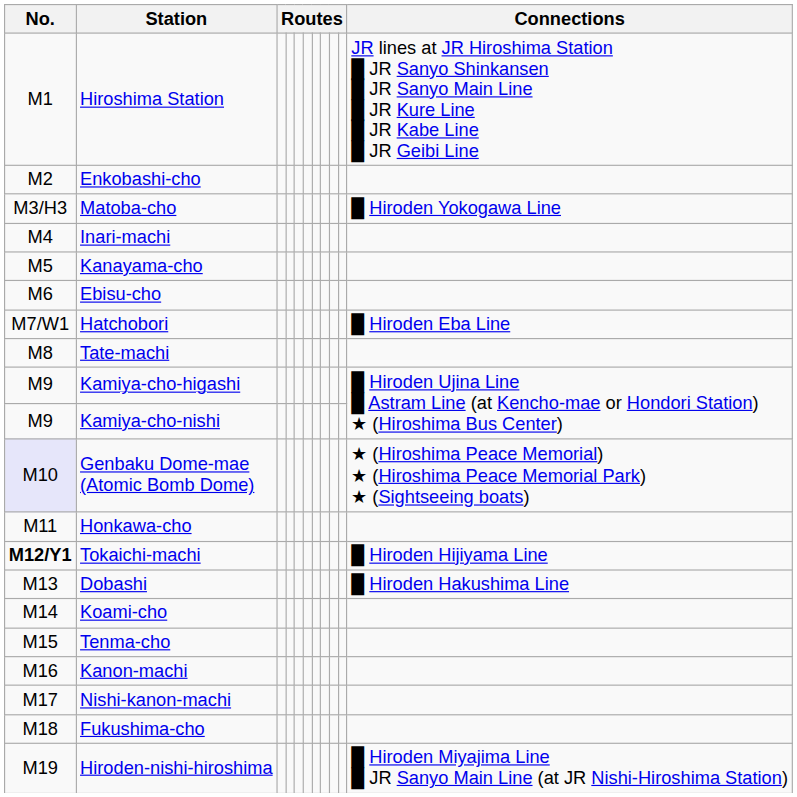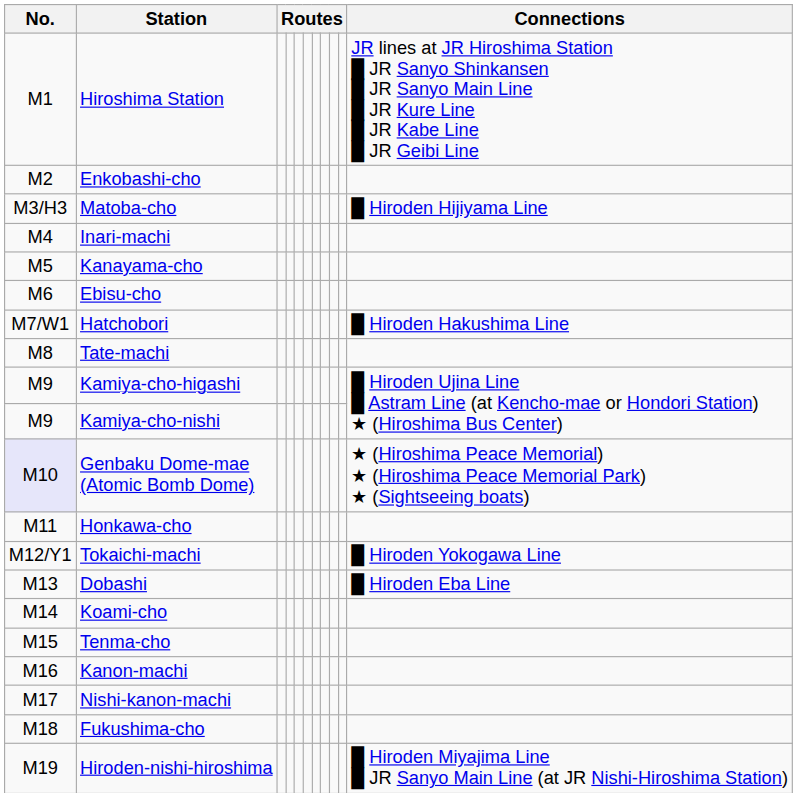(456, 208) █ Hiroden Yokogawa Line -> (450, 208) █ Hiroden Hijiyama Line
(431, 324) █ Hiroden Eba Line -> (460, 324) █ Hiroden Hakushima Line
(40, 555) bold -> (40, 555) normal
(450, 555) █ Hiroden Hijiyama Line -> (456, 555) █ Hiroden Yokogawa Line
(460, 584) █ Hiroden Hakushima Line -> (431, 584) █ Hiroden Eba Line
